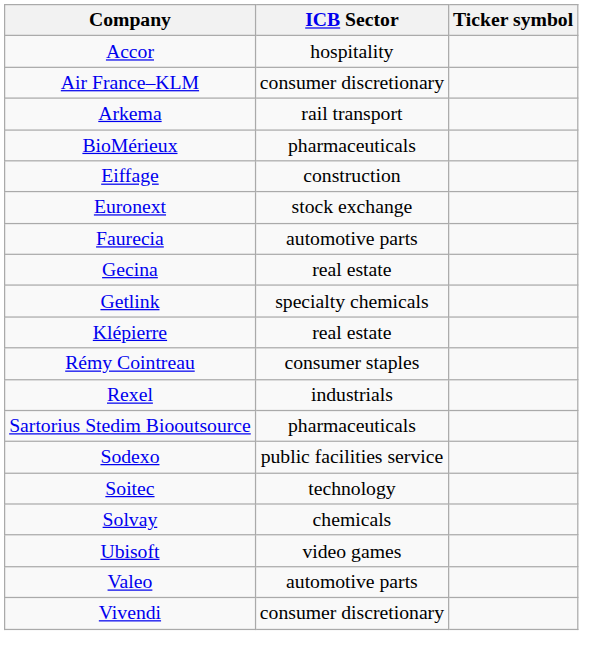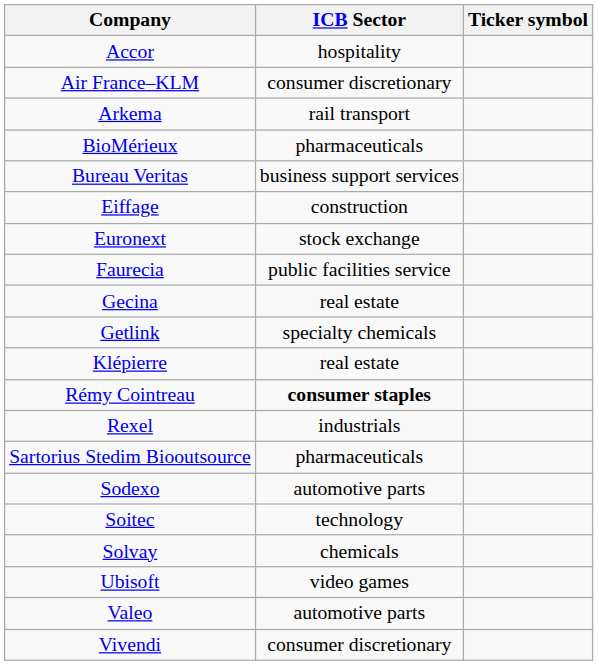+ row: (130, 176)
(352, 238) automotive parts -> (359, 269) public facilities service
(352, 363) normal -> (359, 394) bold
(352, 457) public facilities service -> (359, 488) automotive parts
